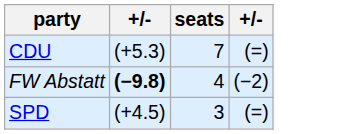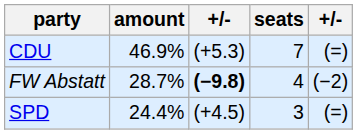+ column: (149, 19)
